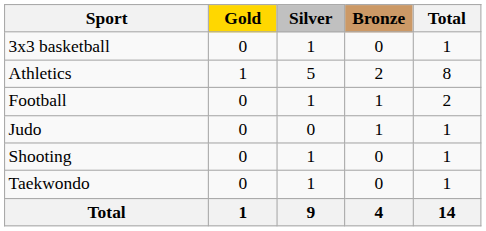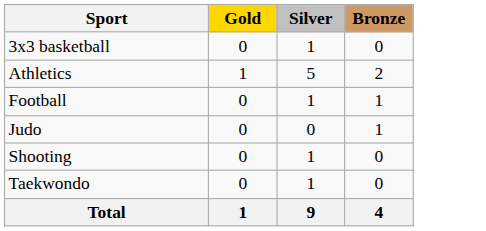- column: (447, 18)
